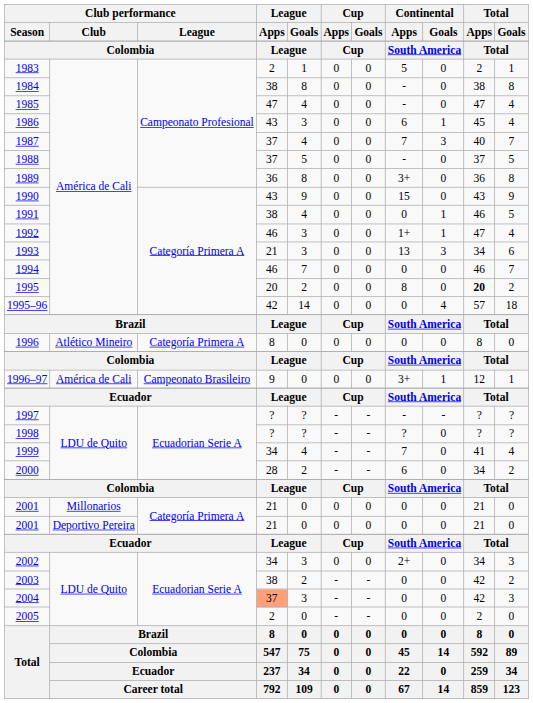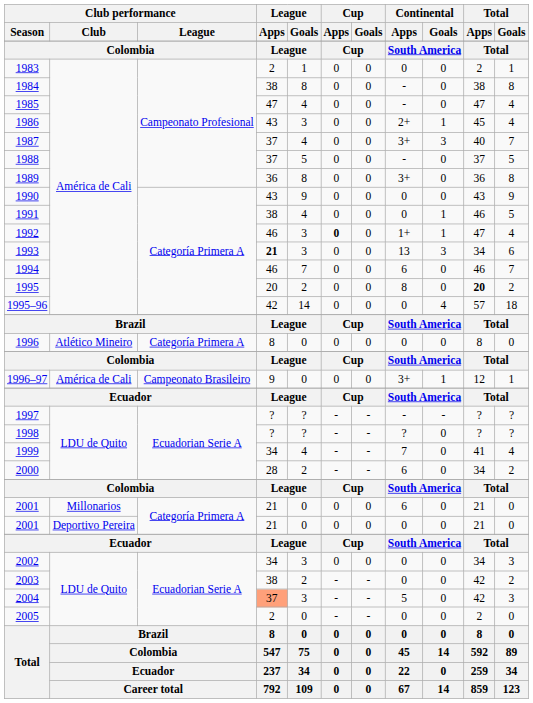(404, 68) 5 -> (404, 68) 0
(404, 123) 6 -> (404, 123) 2+
(404, 141) 7 -> (404, 141) 3+
(404, 196) 15 -> (404, 196) 0
(336, 232) normal -> (336, 232) bold
(272, 251) normal -> (272, 251) bold
(404, 269) 0 -> (404, 269) 6
(404, 506) 0 -> (404, 506) 6
(404, 561) 2+ -> (404, 561) 0
(404, 598) 0 -> (404, 598) 5
